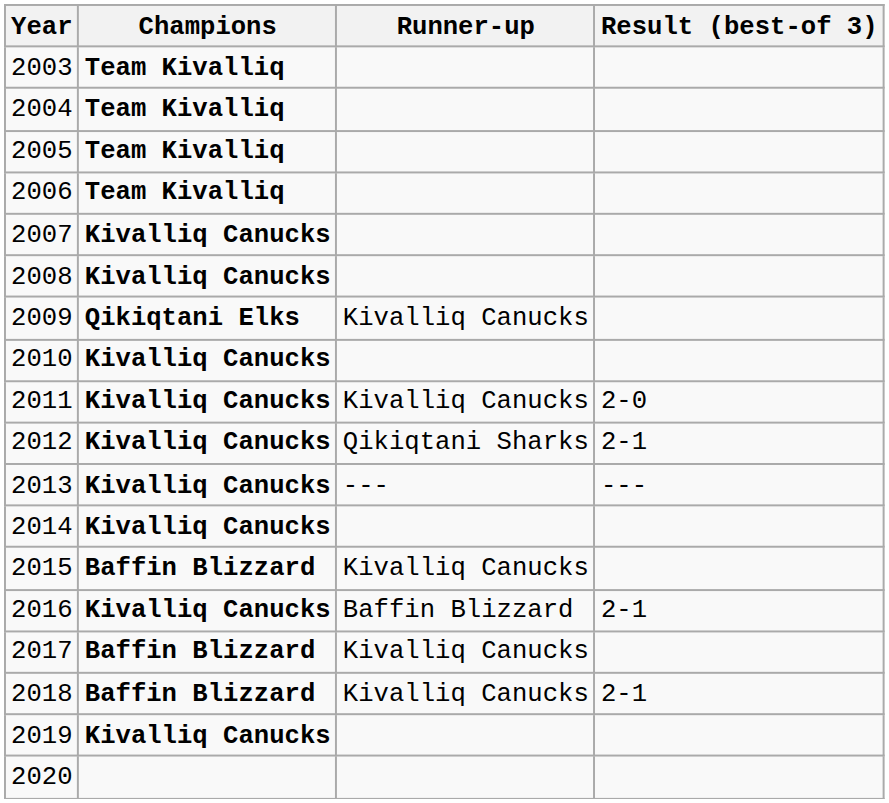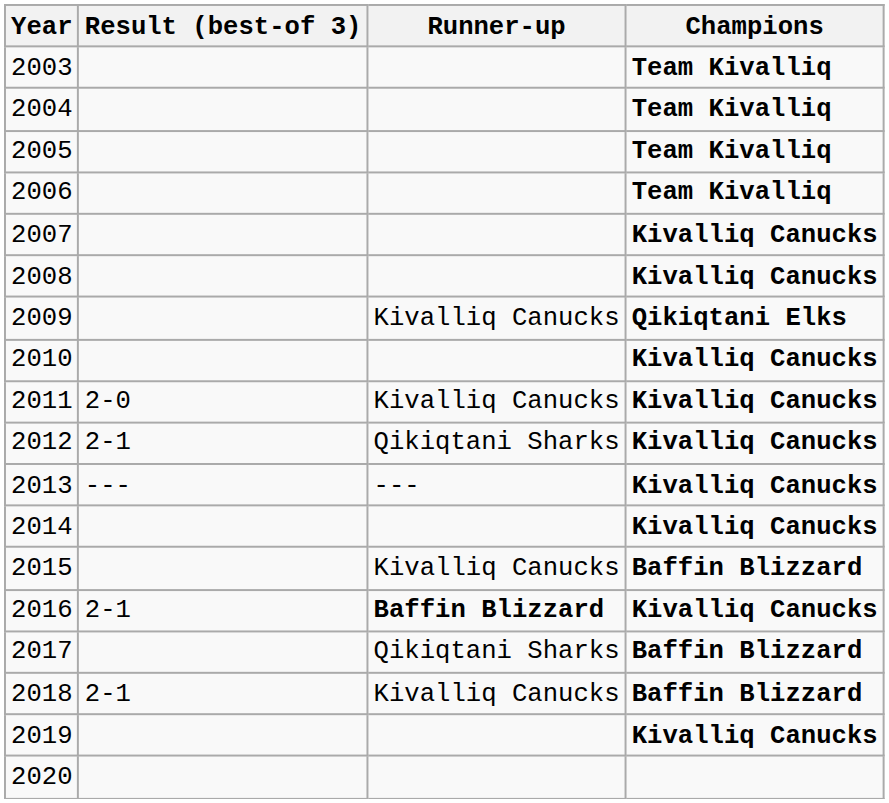columns swapped: (208, 26) <-> (739, 26)
(458, 610) normal -> (489, 610) bold
(466, 652) Kivalliq Canucks -> (497, 652) Qikiqtani Sharks
